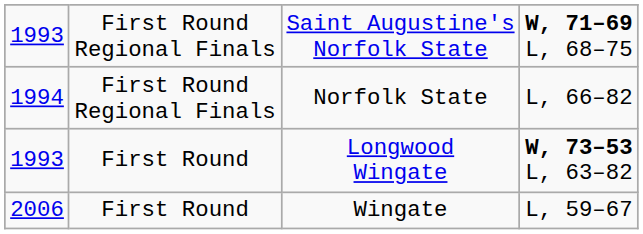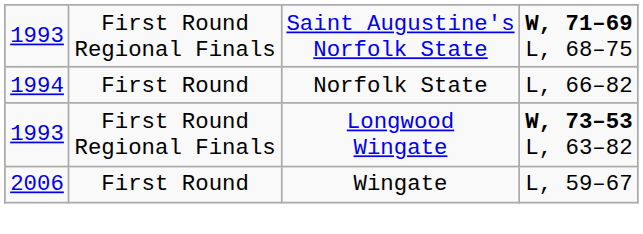(175, 98) First Round Regional Finals -> (175, 85) First Round
(175, 160) First Round -> (175, 135) First Round Regional Finals
